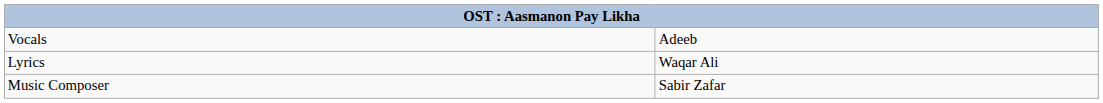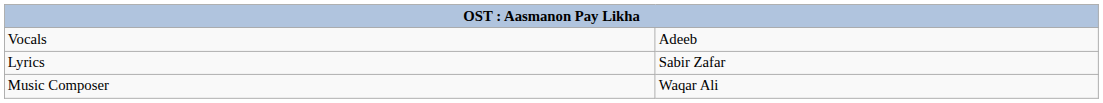(689, 62) Waqar Ali -> (692, 62) Sabir Zafar
(692, 86) Sabir Zafar -> (689, 86) Waqar Ali
